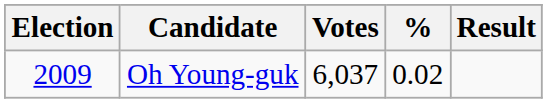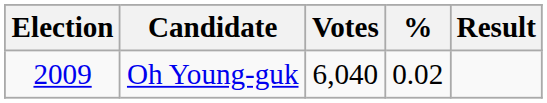(345, 73) 6,037 -> (345, 73) 6,040
